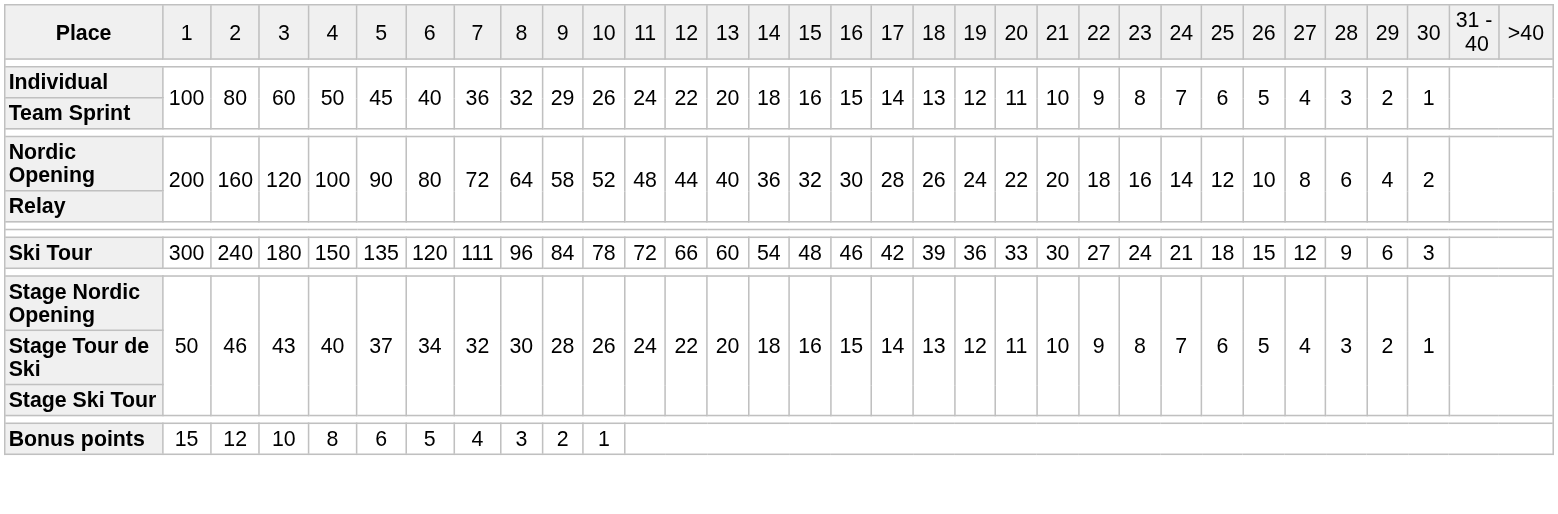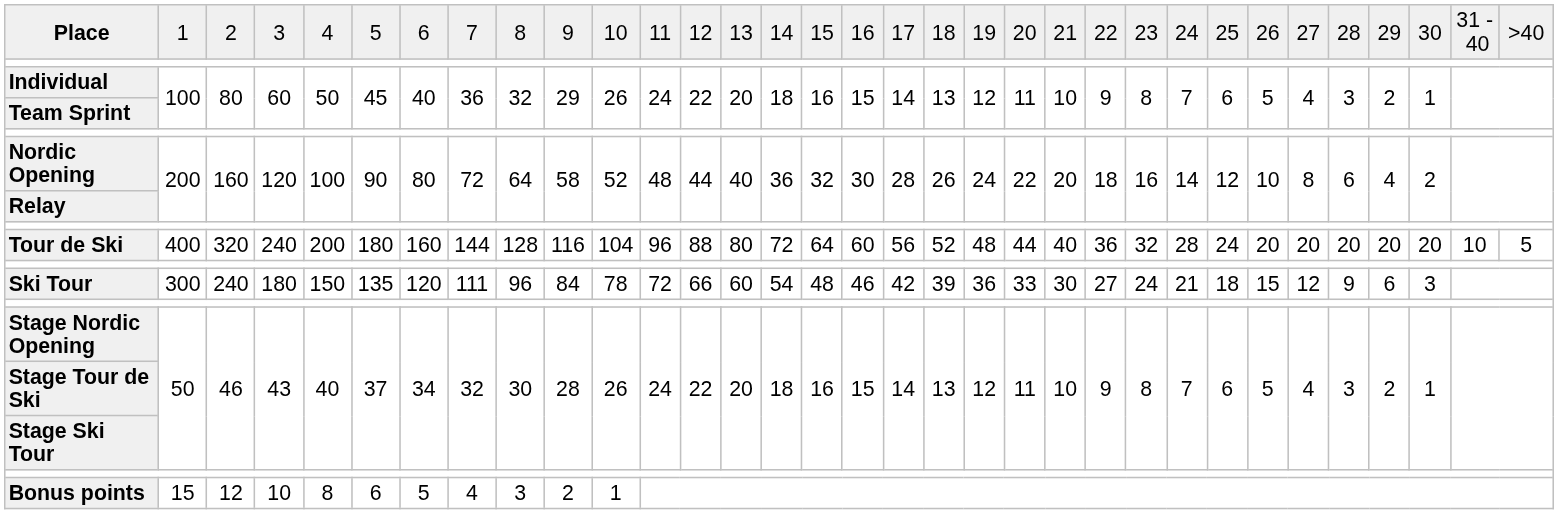+ row: (66, 245)
